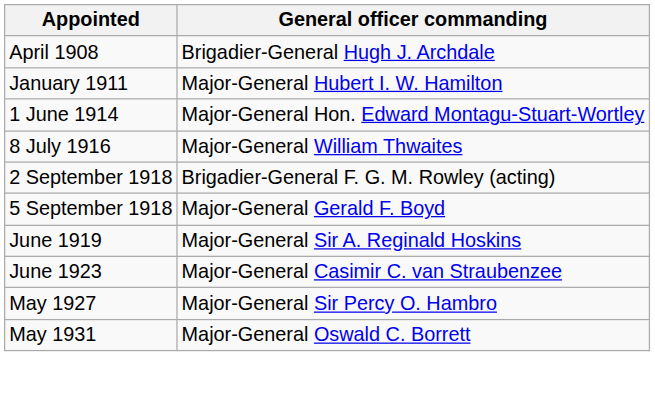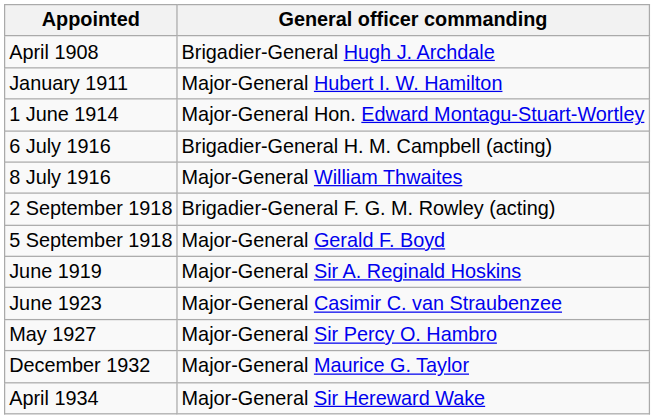+ row: (60, 146)
- row: (53, 334)
+ row: (80, 366)
+ row: (54, 397)
